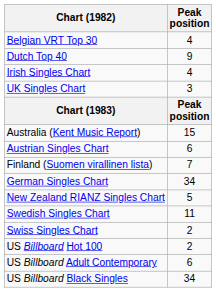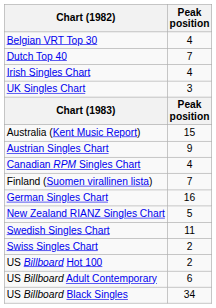(190, 56) 9 -> (190, 56) 7
(190, 149) 6 -> (190, 149) 9
+ row: (74, 165)
(190, 181) 34 -> (190, 198) 16
